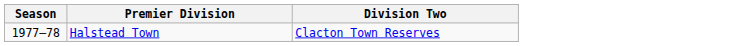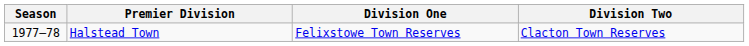+ column: (405, 14)
